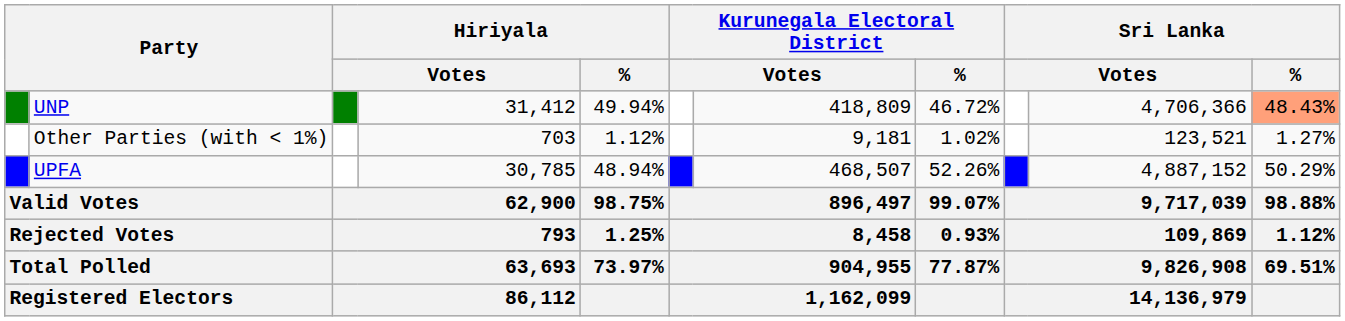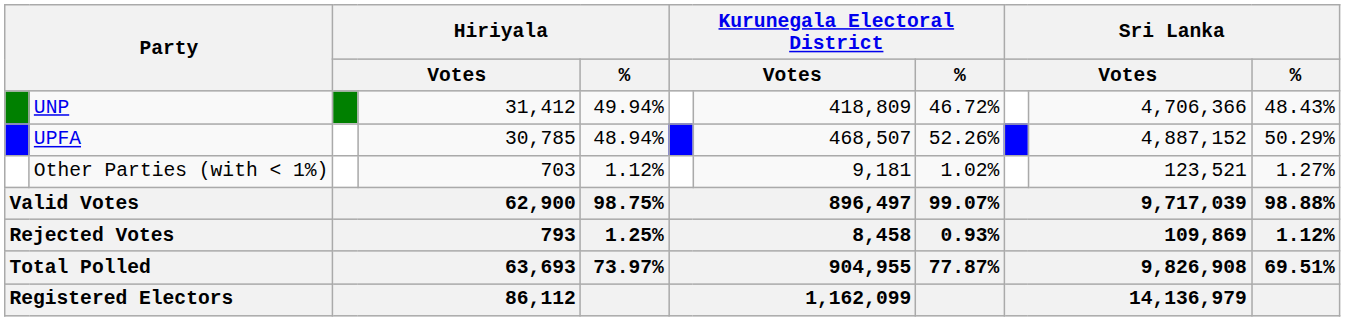(1300, 107) lightsalmon background -> (1300, 107) no background
rows swapped: (57, 171) <-> (181, 139)
